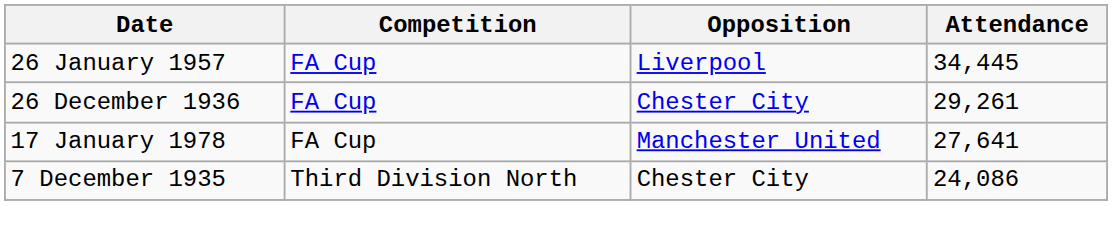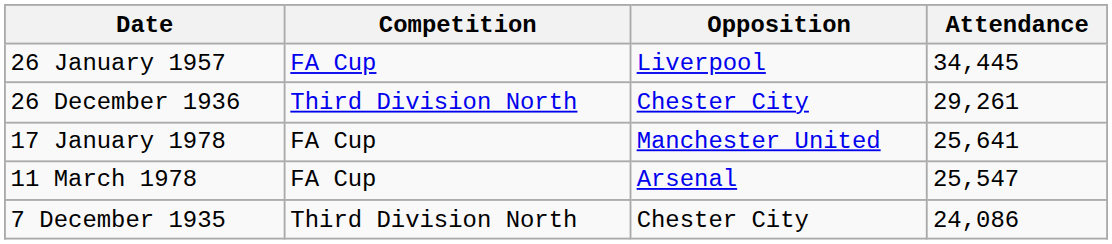(333, 102) FA Cup -> (434, 102) Third Division North
(976, 141) 27,641 -> (976, 141) 25,641
+ row: (104, 180)
